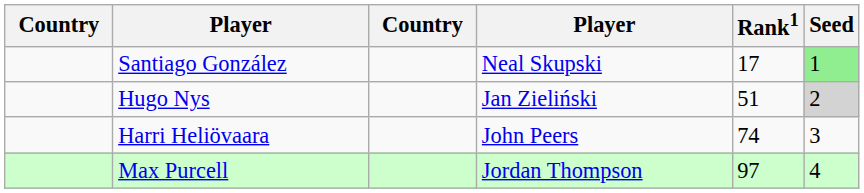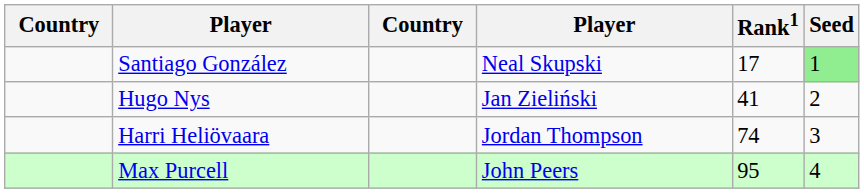(748, 99) 51 -> (748, 99) 41
(815, 99) lightgrey background -> (815, 99) no background
(530, 134) John Peers -> (562, 134) Jordan Thompson
(562, 170) Jordan Thompson -> (530, 170) John Peers
(748, 170) 97 -> (748, 170) 95
